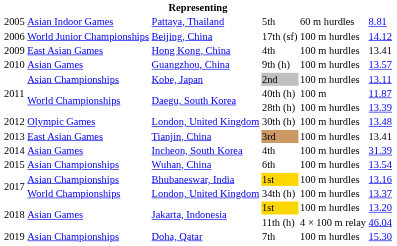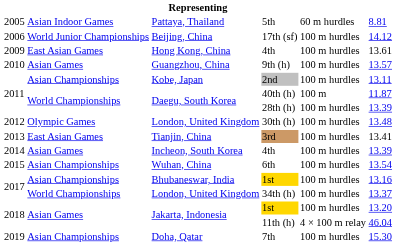(380, 50) 13.41 -> (380, 50) 13.61
(380, 150) 31.39 -> (380, 150) 13.39
